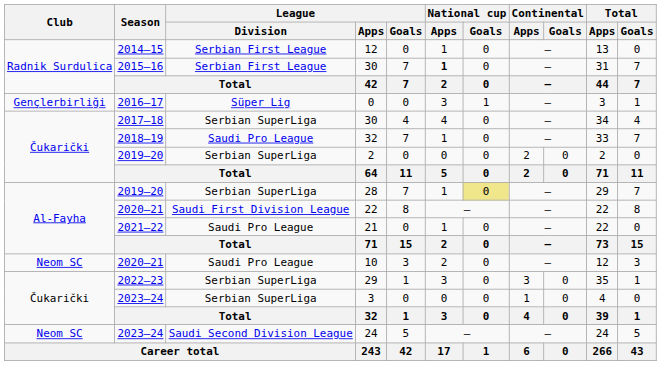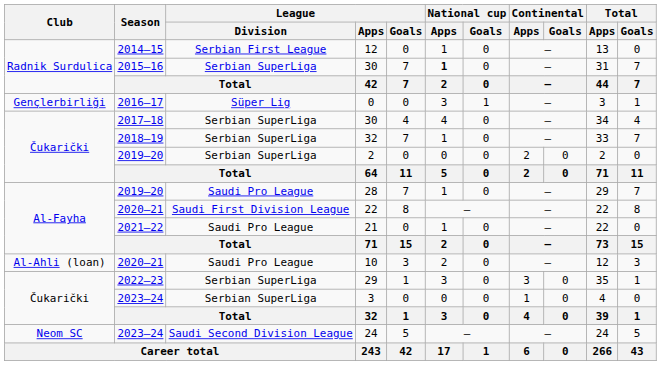(261, 67) Serbian First League -> (261, 67) Serbian SuperLiga
(261, 138) Saudi Pro League -> (261, 138) Serbian SuperLiga
(261, 191) Serbian SuperLiga -> (261, 191) Saudi Pro League
(486, 191) khaki background -> (486, 191) no background
(60, 262) Neom SC -> (60, 262) Al-Ahli (loan)
